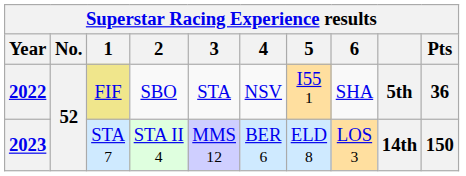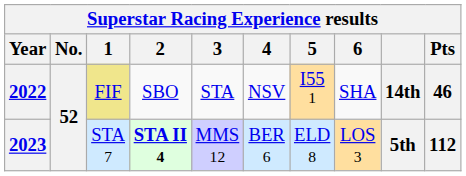(400, 91) 5th -> (403, 91) 14th
(440, 91) 36 -> (443, 91) 46
(159, 145) normal -> (160, 145) bold
(400, 145) 14th -> (403, 145) 5th
(440, 145) 150 -> (443, 145) 112
